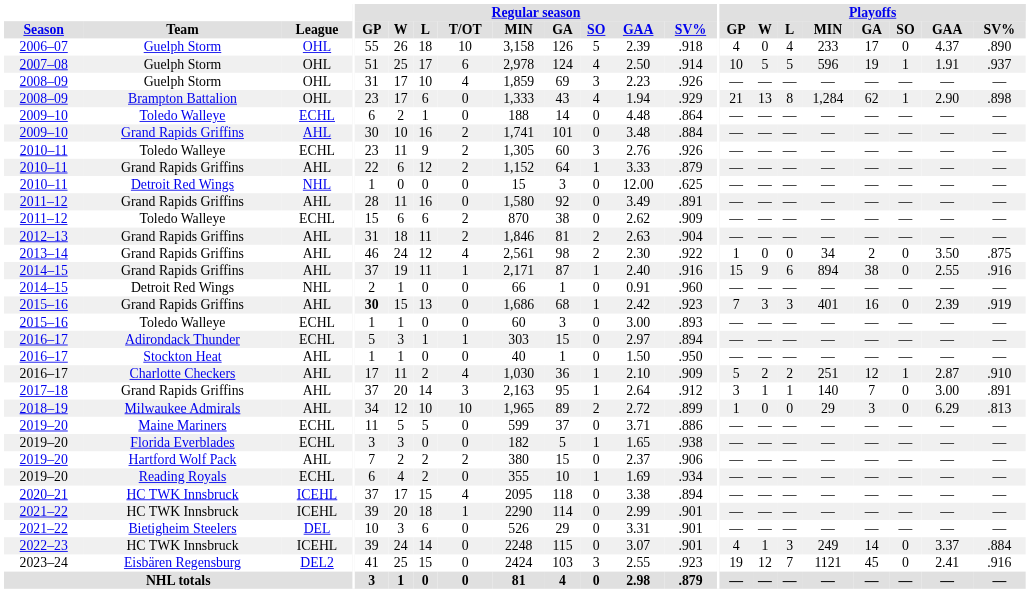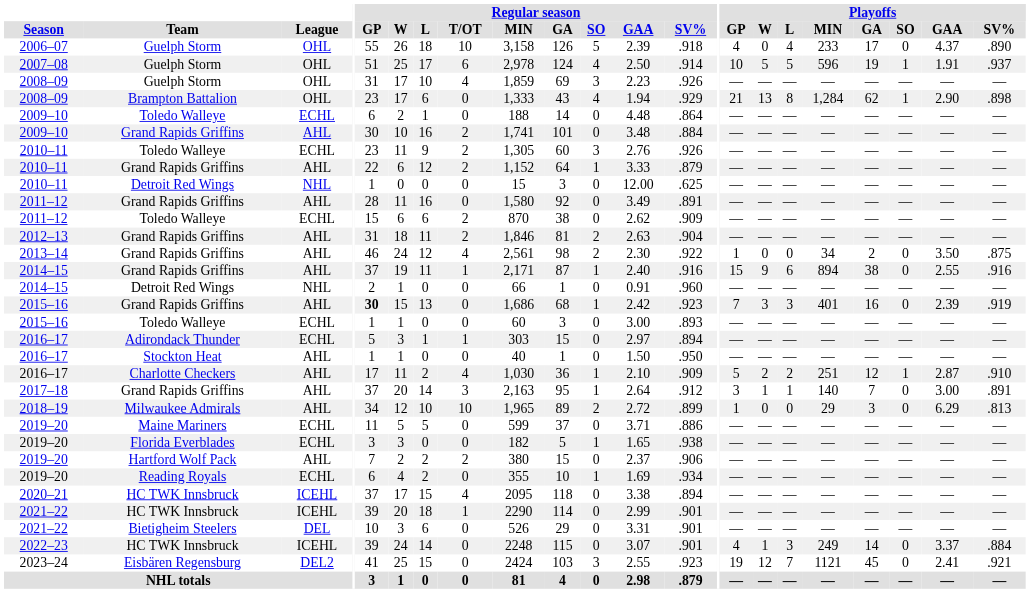(999, 563) .916 -> (999, 563) .921
